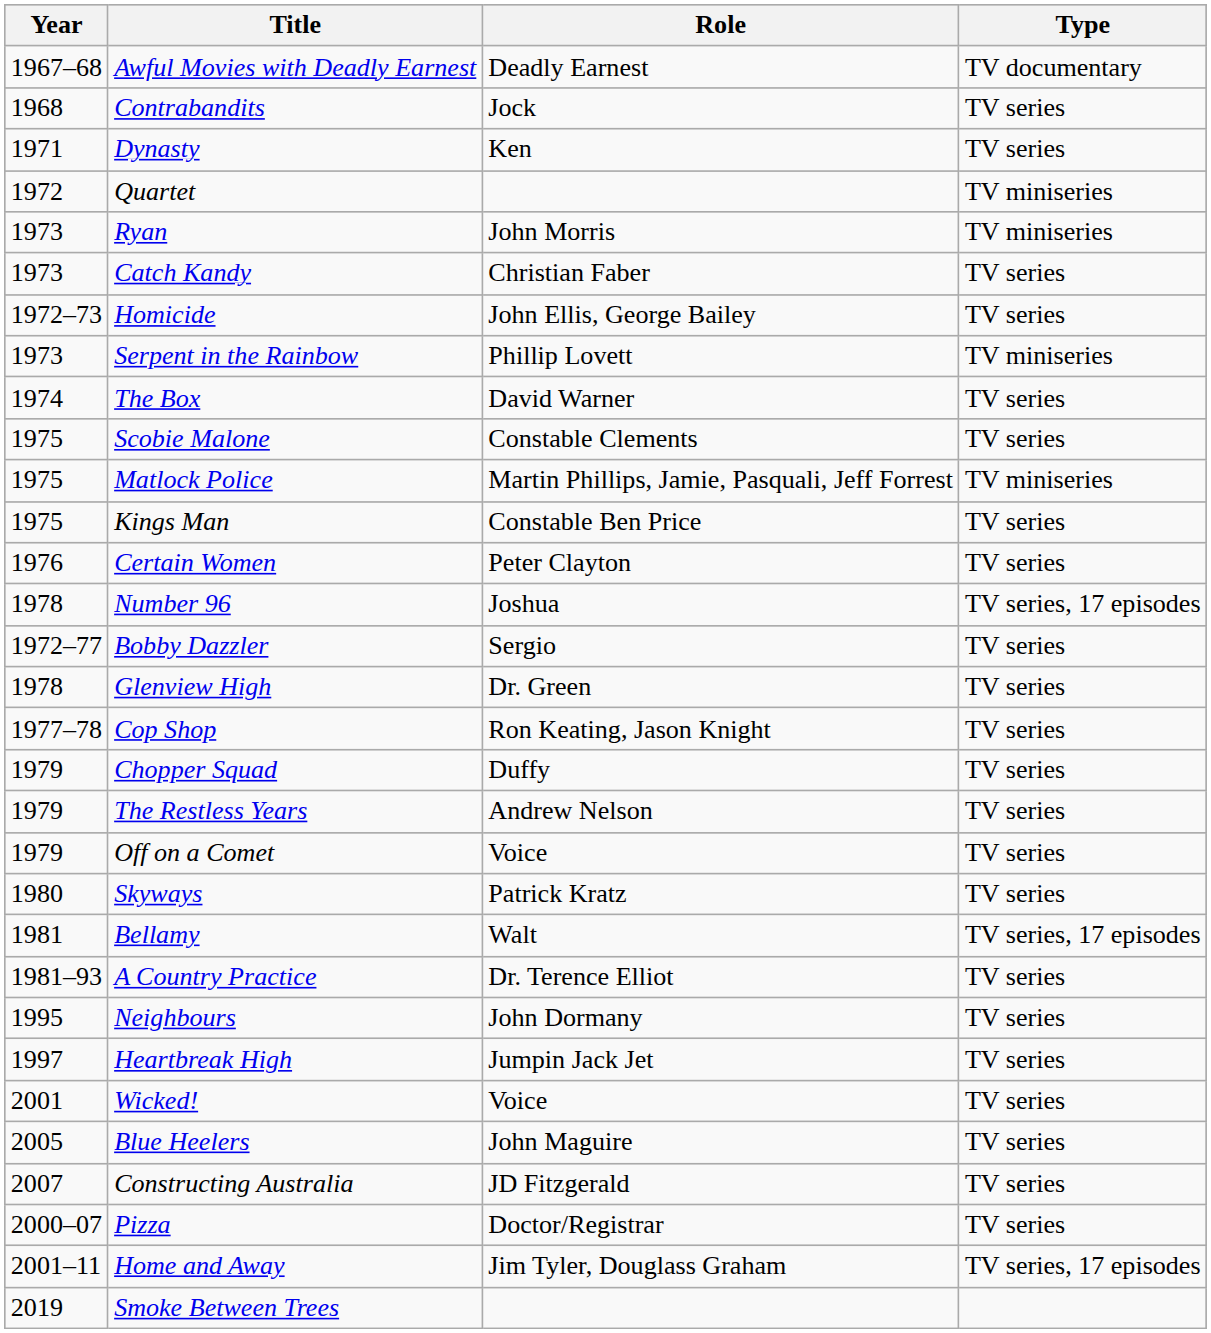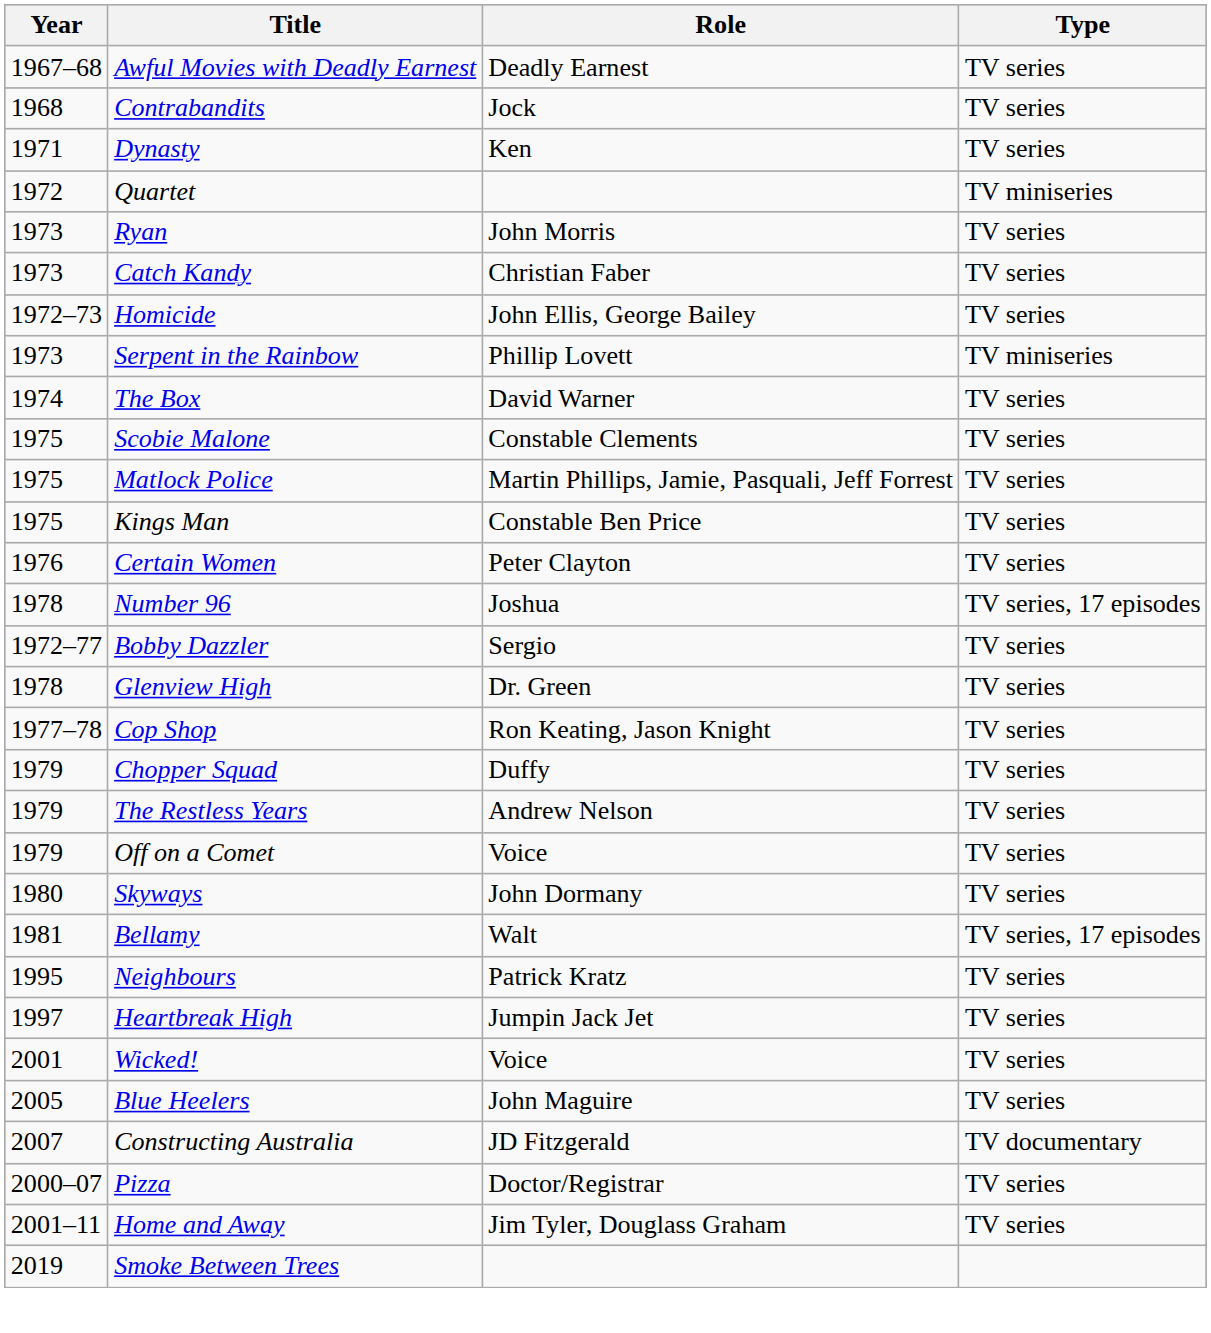(1053, 66) TV documentary -> (1015, 66) TV series
(1039, 231) TV miniseries -> (1015, 231) TV series
(1039, 480) TV miniseries -> (1015, 480) TV series
(557, 893) Patrick Kratz -> (565, 893) John Dormany
- row: (215, 976)
(565, 1017) John Dormany -> (557, 976) Patrick Kratz
(1015, 1183) TV series -> (1053, 1141) TV documentary
(1083, 1266) TV series, 17 episodes -> (1015, 1224) TV series
